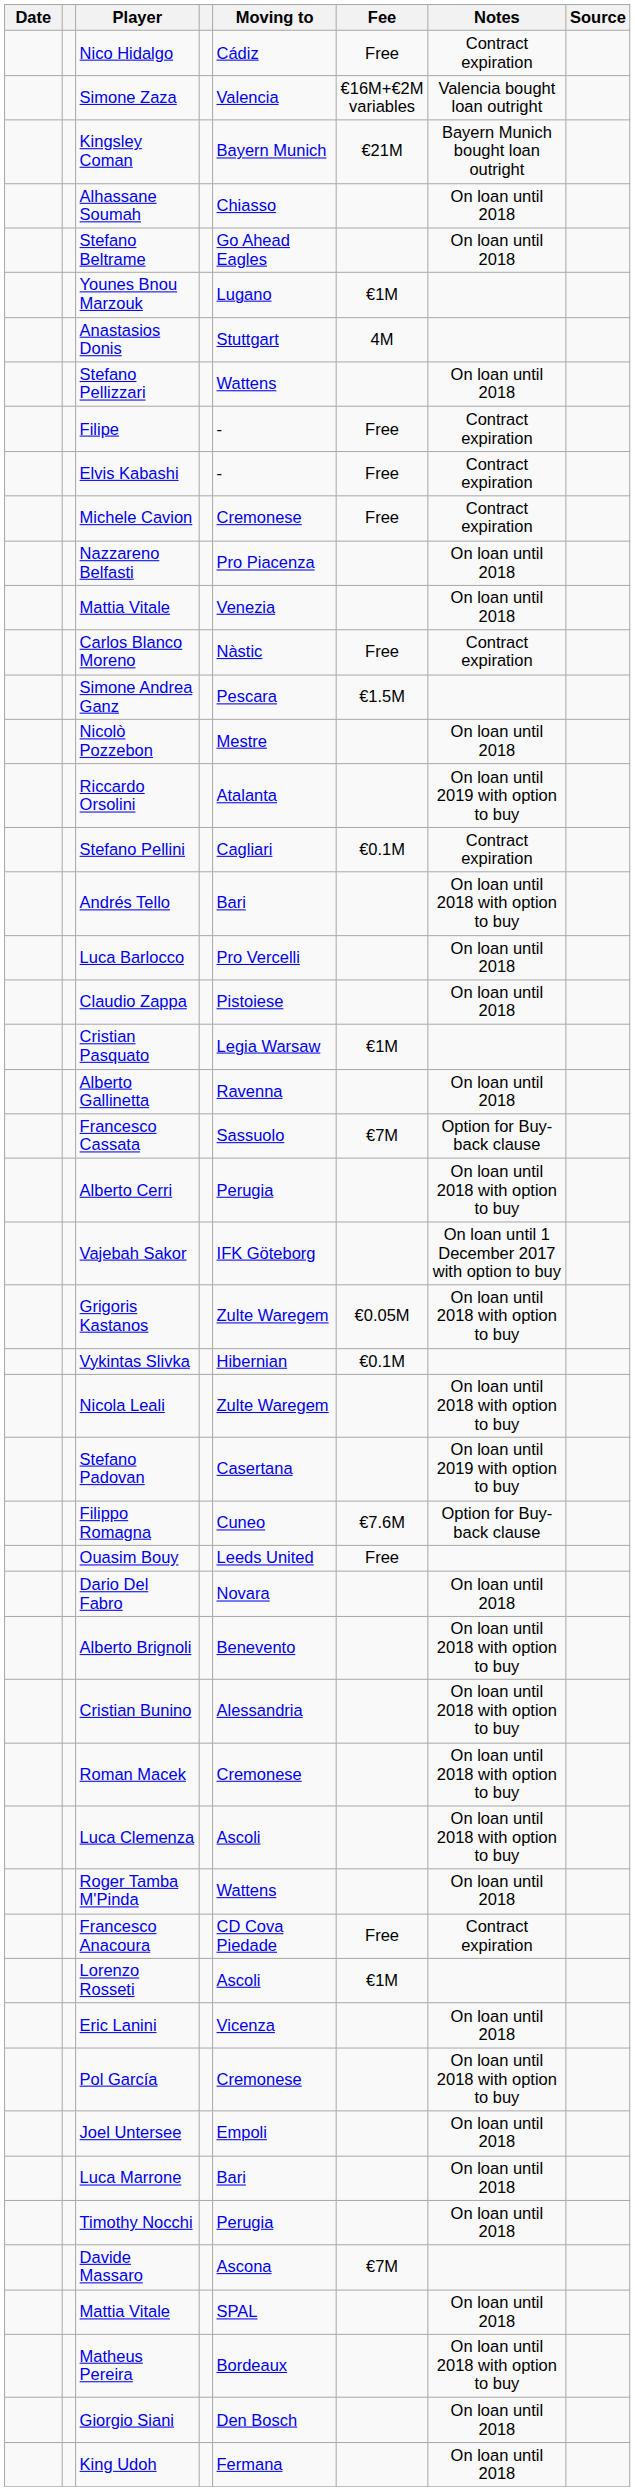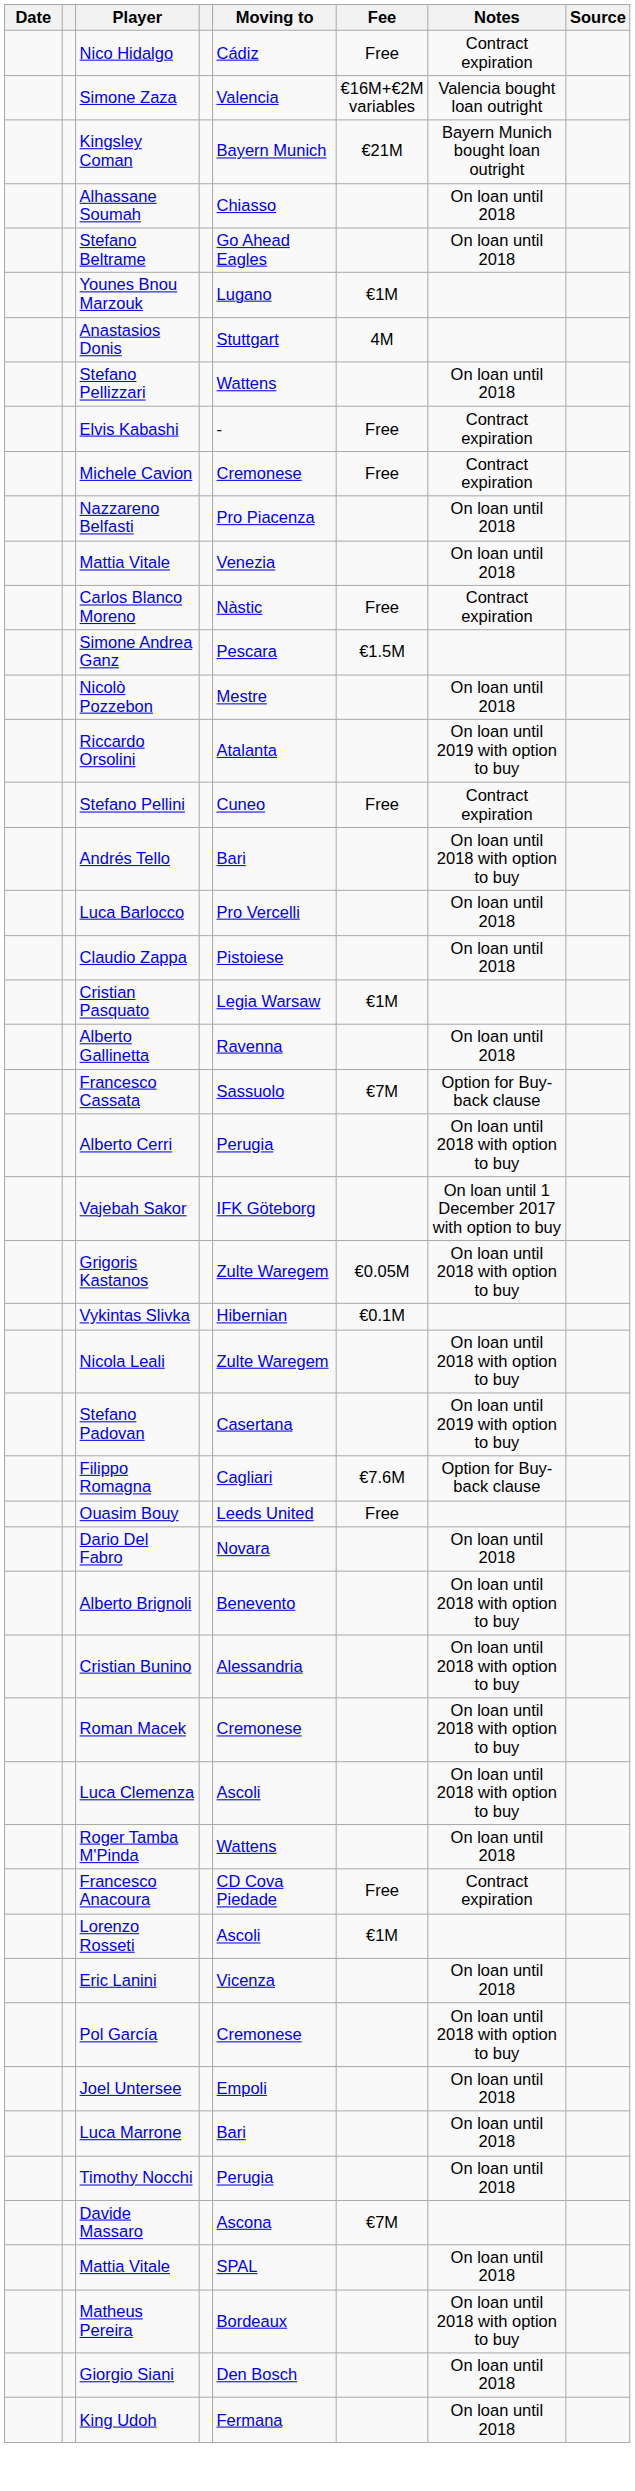- row: (33, 429)
(244, 849) Cagliari -> (241, 804) Cuneo
(382, 849) €0.1M -> (382, 804) Free
(241, 1523) Cuneo -> (244, 1478) Cagliari
